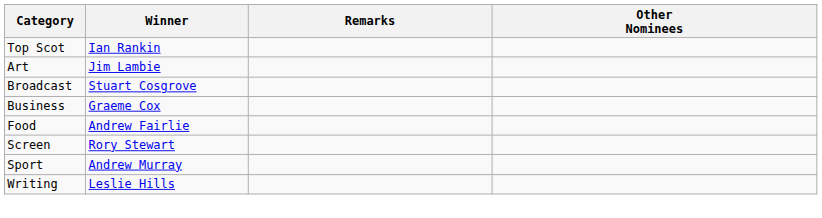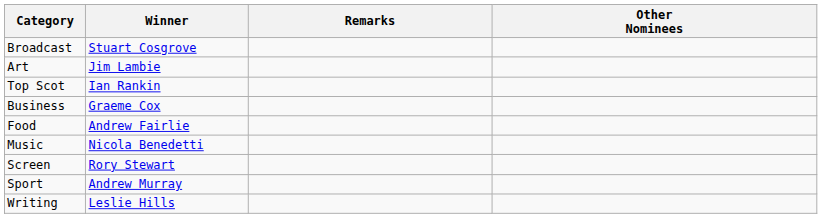rows swapped: (36, 47) <-> (40, 86)
+ row: (25, 145)
